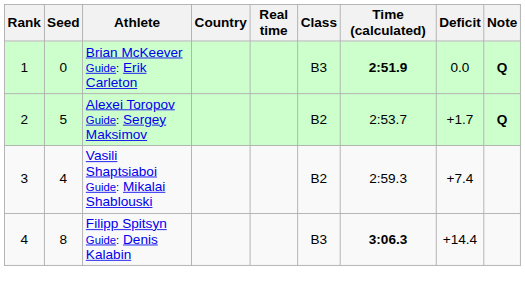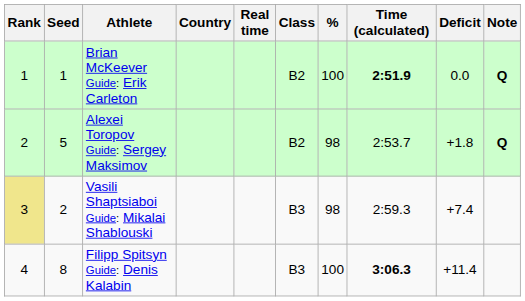+ column: (333, 22)
(63, 67) 0 -> (63, 75) 1
(319, 67) B3 -> (297, 75) B2
(460, 119) +1.7 -> (460, 142) +1.8
(24, 179) no background -> (24, 210) khaki background
(63, 179) 4 -> (63, 210) 2
(319, 179) B2 -> (297, 210) B3
(460, 239) +14.4 -> (460, 269) +11.4
